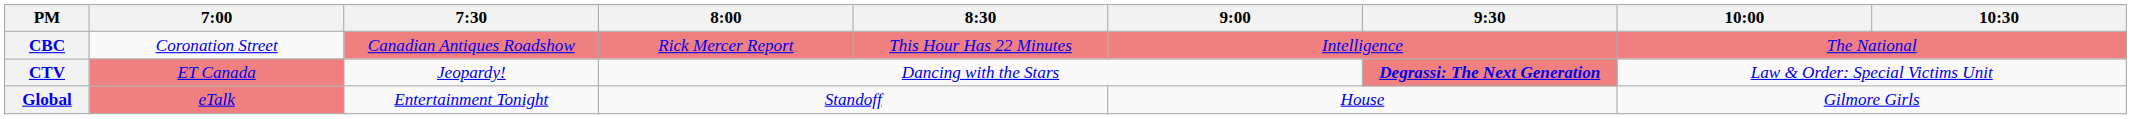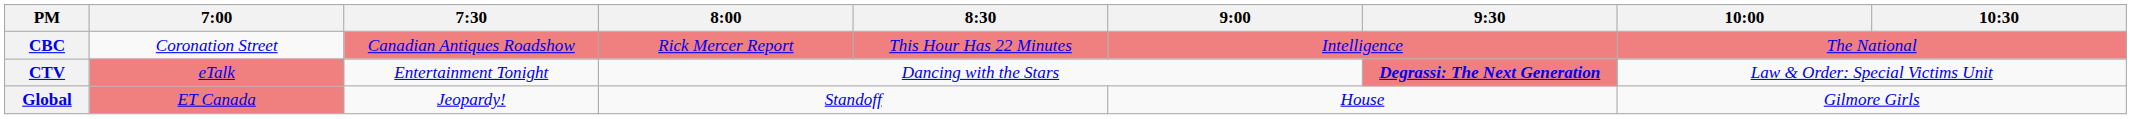(217, 72) ET Canada -> (217, 72) eTalk
(471, 72) Jeopardy! -> (471, 72) Entertainment Tonight
(217, 99) eTalk -> (217, 99) ET Canada
(471, 99) Entertainment Tonight -> (471, 99) Jeopardy!
